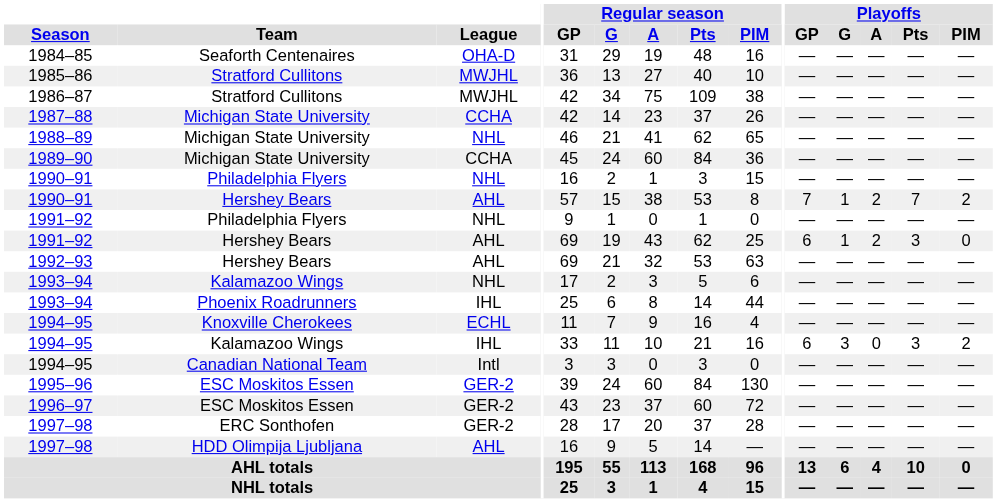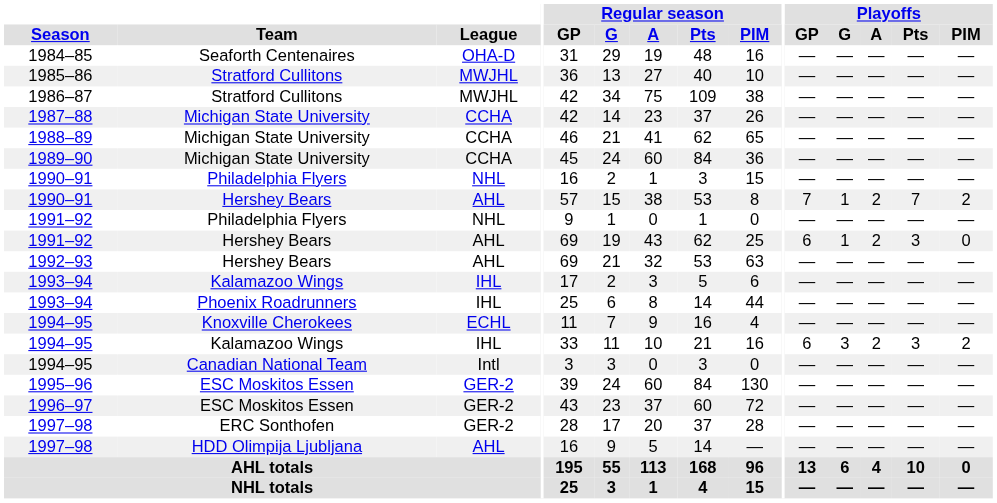(489, 137) NHL -> (489, 137) CCHA
(489, 282) NHL -> (489, 282) IHL
(876, 343) 0 -> (876, 343) 2
